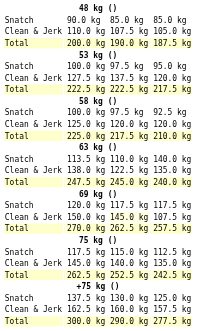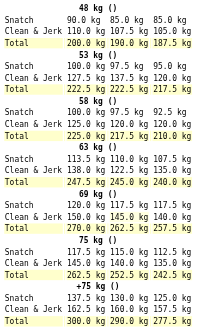(172, 159) 140.0 kg -> (172, 159) 107.5 kg
(172, 217) 107.5 kg -> (172, 217) 140.0 kg
